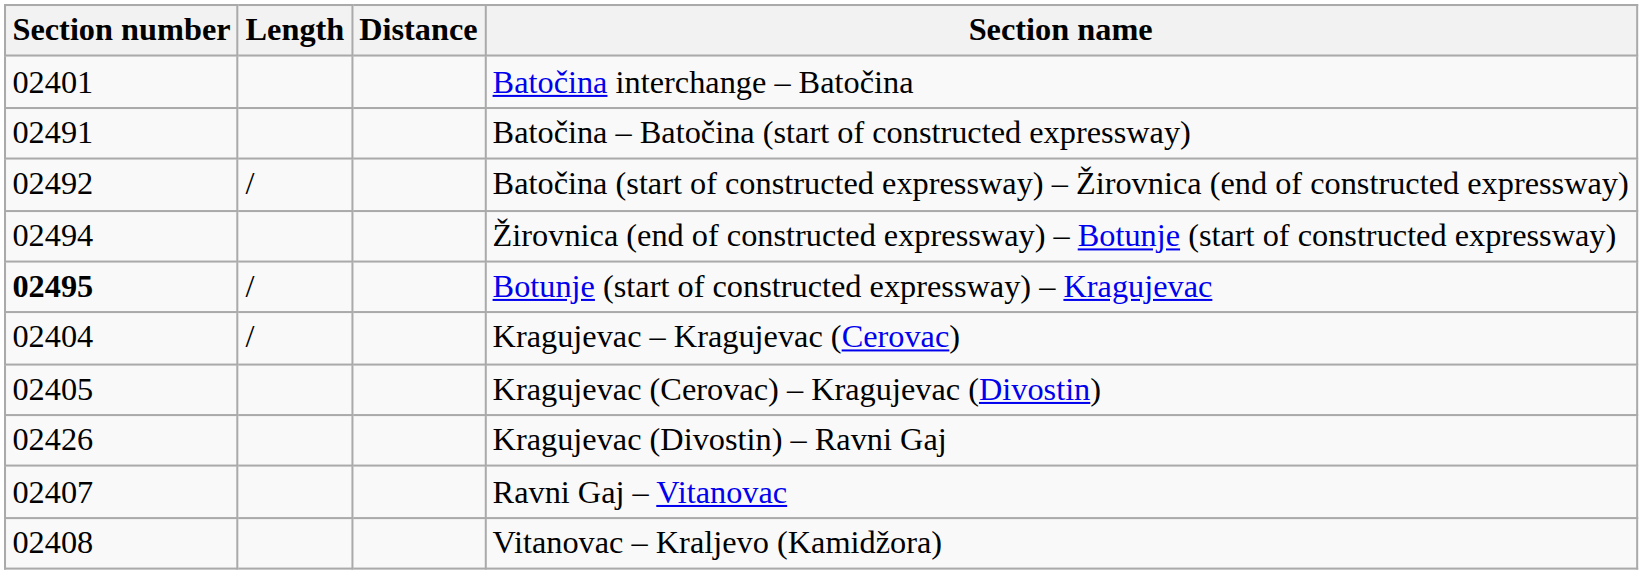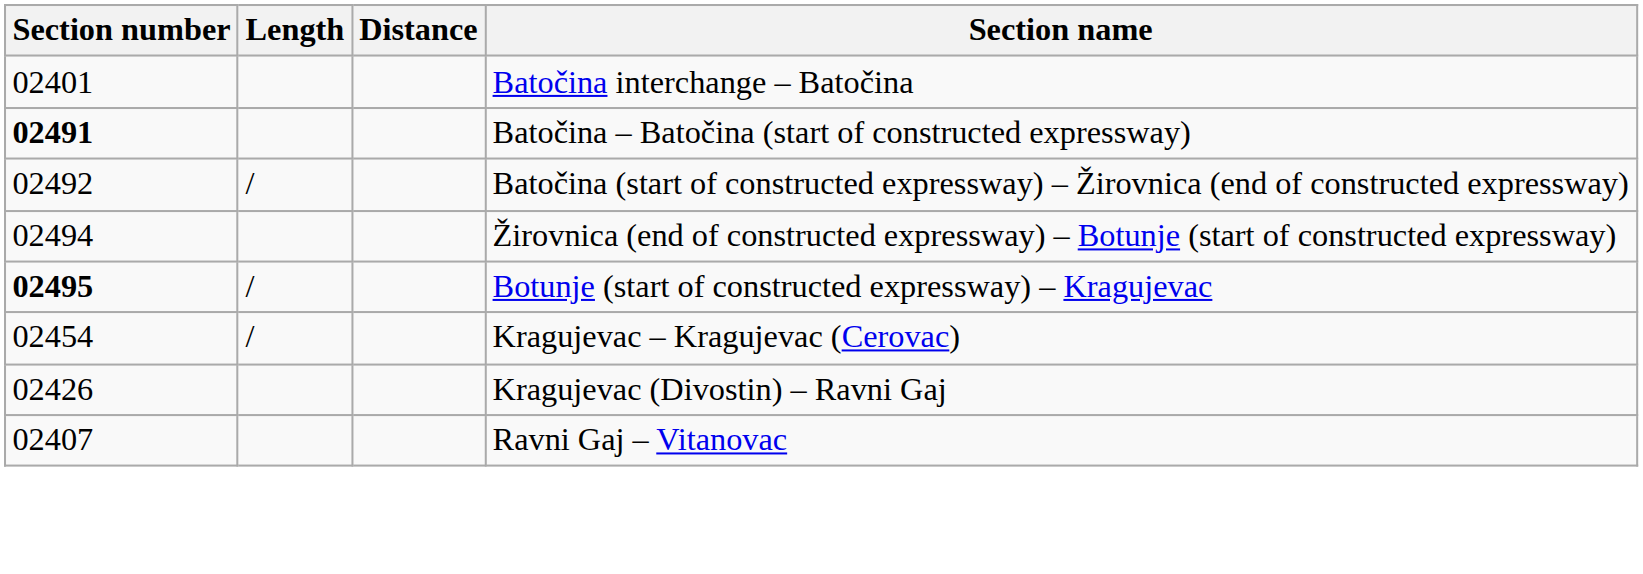(53, 132) normal -> (53, 132) bold
(53, 337) 02404 -> (53, 337) 02454
- row: (797, 388)
- row: (717, 542)
